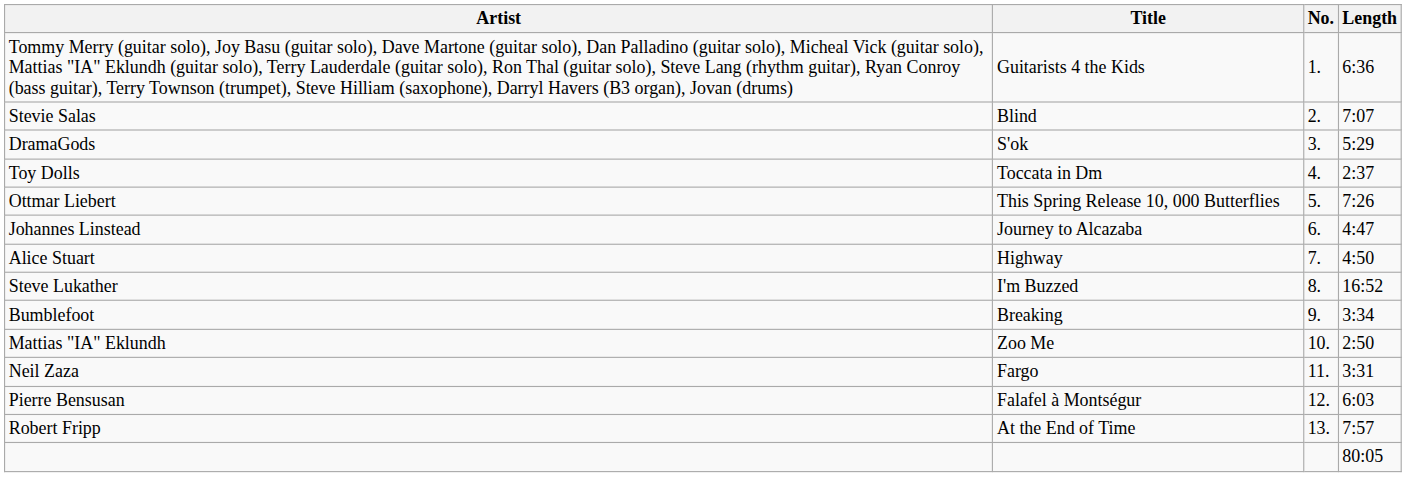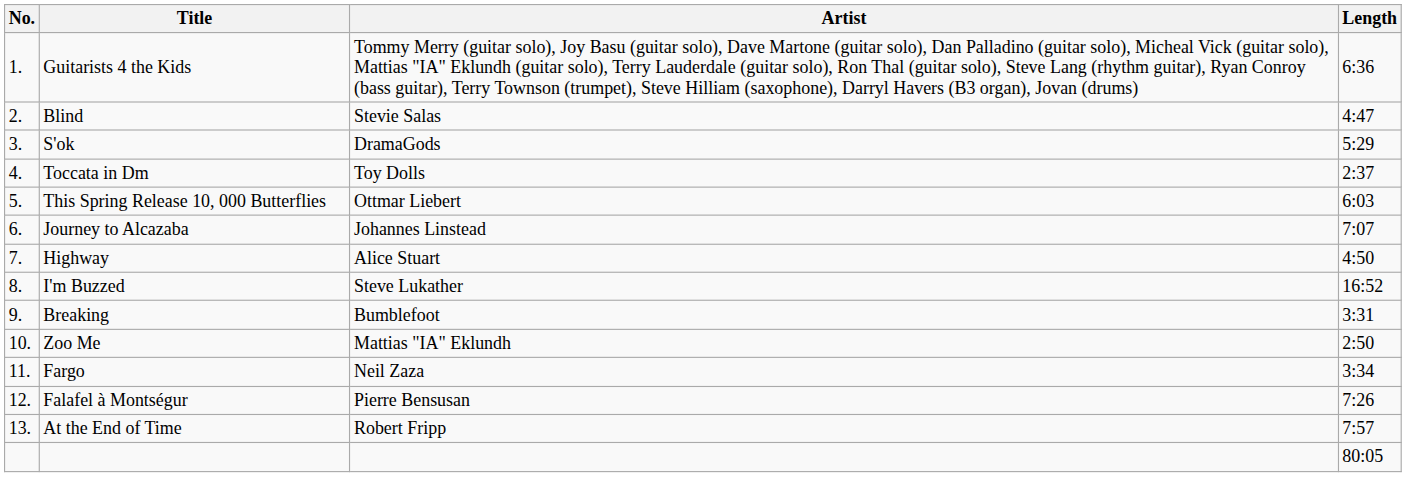columns swapped: (1321, 18) <-> (499, 18)
(1358, 115) 7:07 -> (1358, 115) 4:47
(1358, 201) 7:26 -> (1358, 201) 6:03
(1358, 229) 4:47 -> (1358, 229) 7:07
(1358, 314) 3:34 -> (1358, 314) 3:31
(1358, 371) 3:31 -> (1358, 371) 3:34
(1358, 400) 6:03 -> (1358, 400) 7:26
